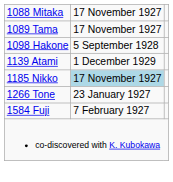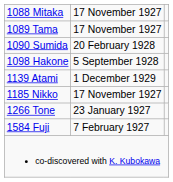+ row: (37, 46)
(117, 78) lightblue background -> (117, 95) no background
